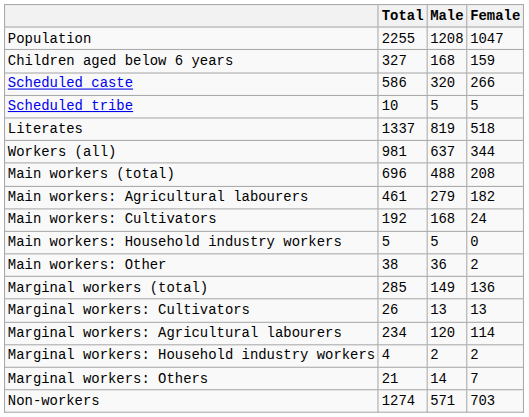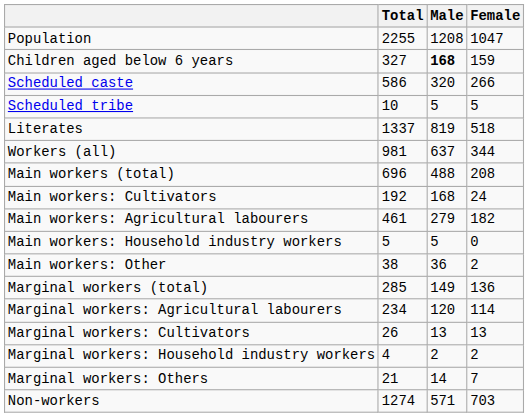(443, 61) normal -> (443, 61) bold
rows swapped: (112, 220) <-> (158, 197)
rows swapped: (129, 311) <-> (175, 333)
